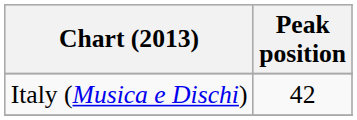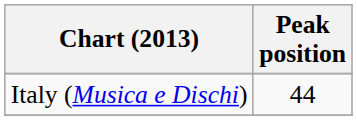(303, 94) 42 -> (303, 94) 44
